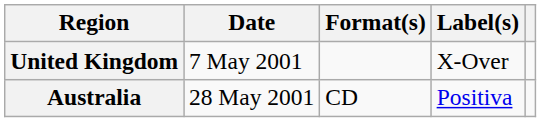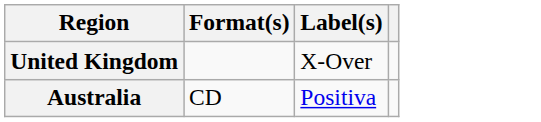- column: (252, 23)
